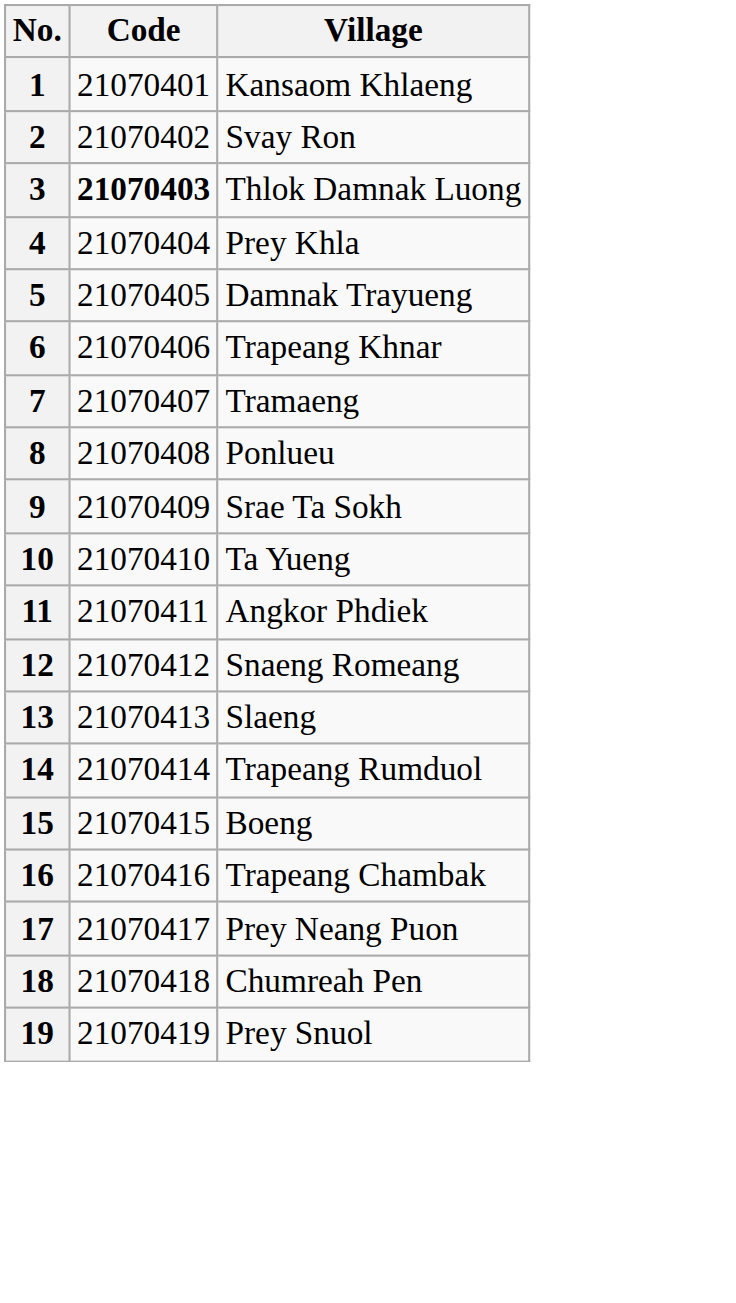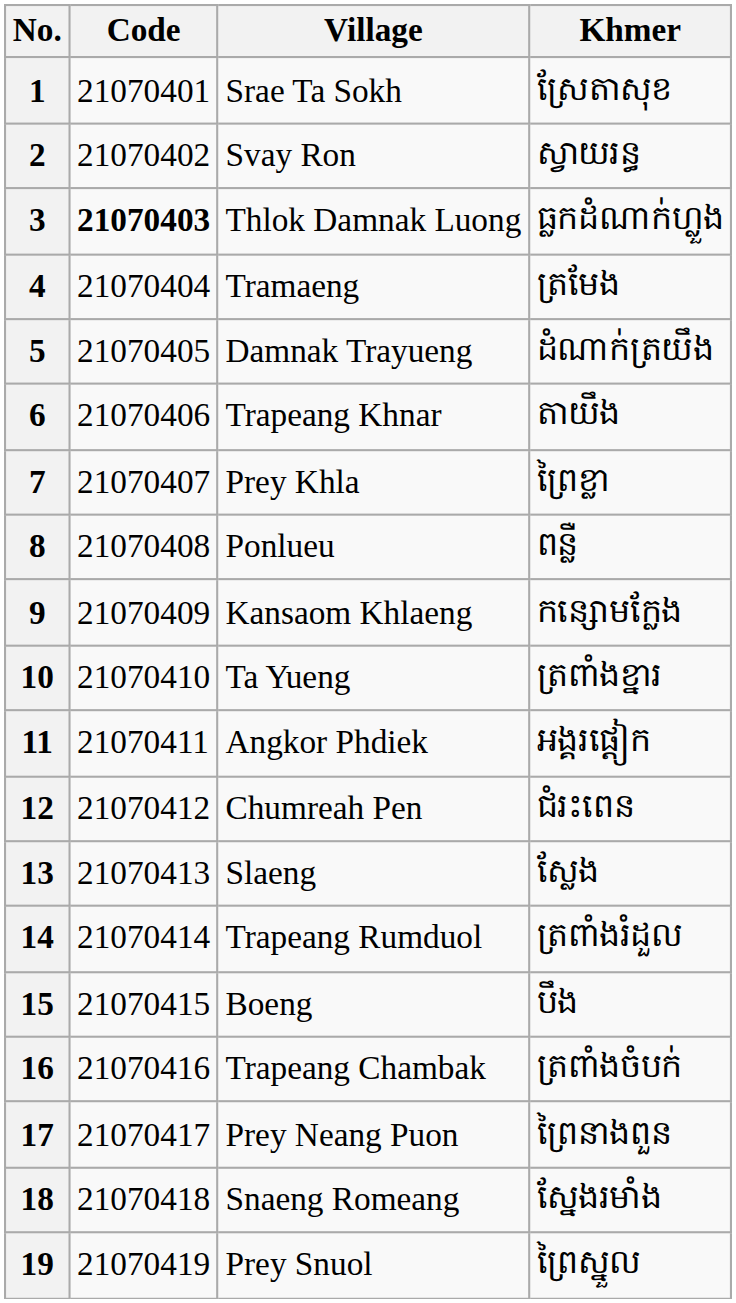+ column: (630, 30)
(349, 83) Kansaom Khlaeng -> (314, 89) Srae Ta Sokh
(293, 242) Prey Khla -> (292, 285) Tramaeng
(292, 400) Tramaeng -> (293, 481) Prey Khla
(314, 505) Srae Ta Sokh -> (349, 611) Kansaom Khlaeng
(342, 664) Snaeng Romeang -> (324, 807) Chumreah Pen
(324, 980) Chumreah Pen -> (342, 1199) Snaeng Romeang
